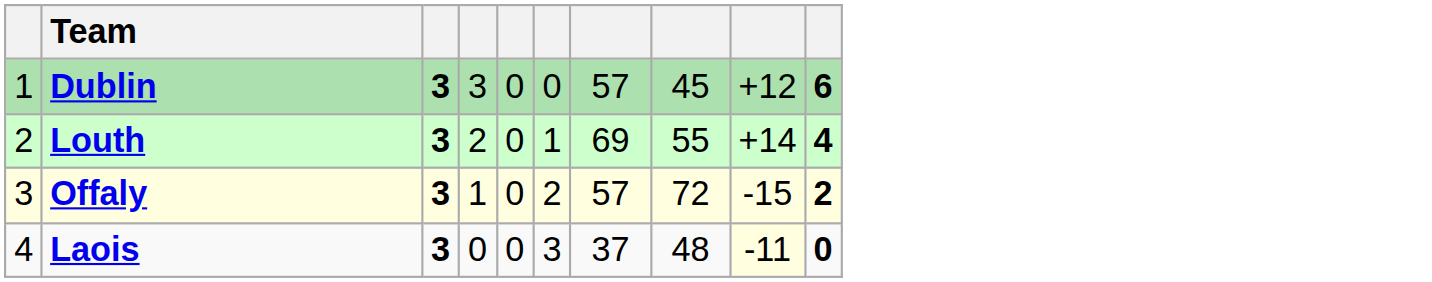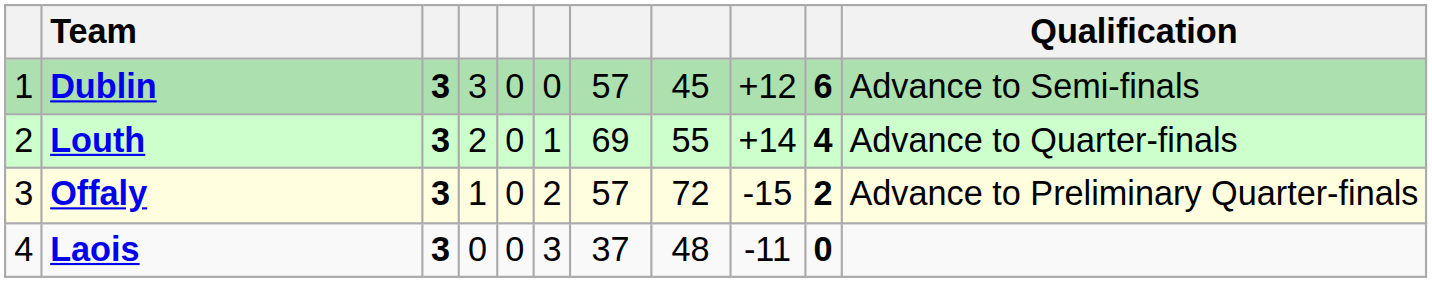+ column: (1134, 31)
(767, 248) lightyellow background -> (767, 248) no background
